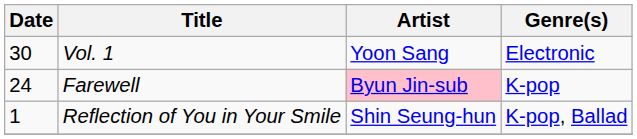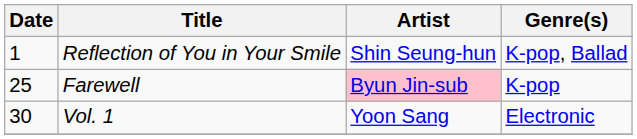rows swapped: (202, 117) <-> (88, 52)
(21, 85) 24 -> (21, 85) 25
